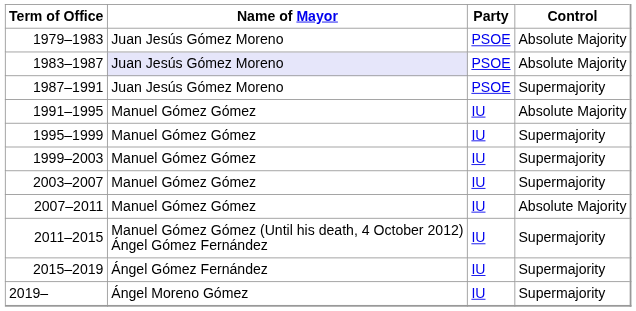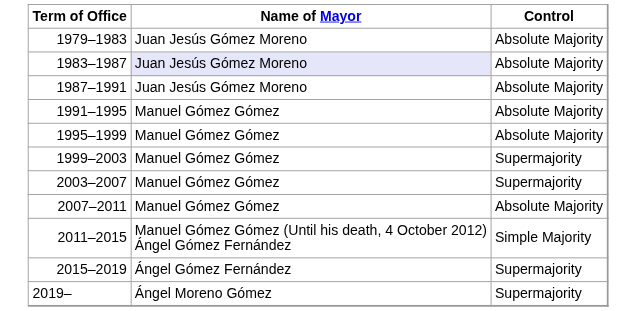- column: (491, 16)
(562, 87) Supermajority -> (549, 87) Absolute Majority
(562, 135) Supermajority -> (549, 135) Absolute Majority
(562, 238) Supermajority -> (543, 238) Simple Majority
